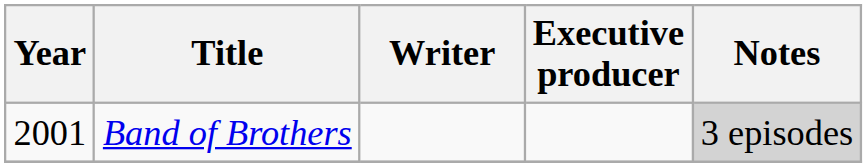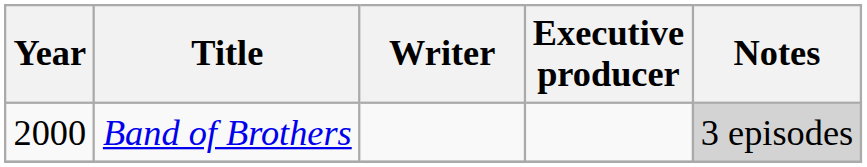(50, 131) 2001 -> (50, 131) 2000
